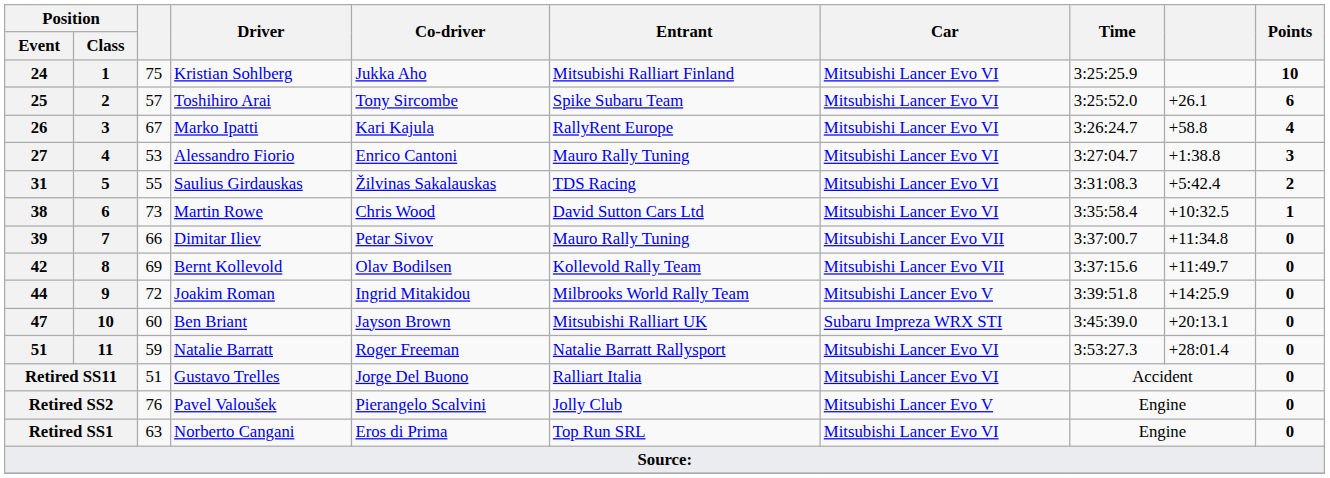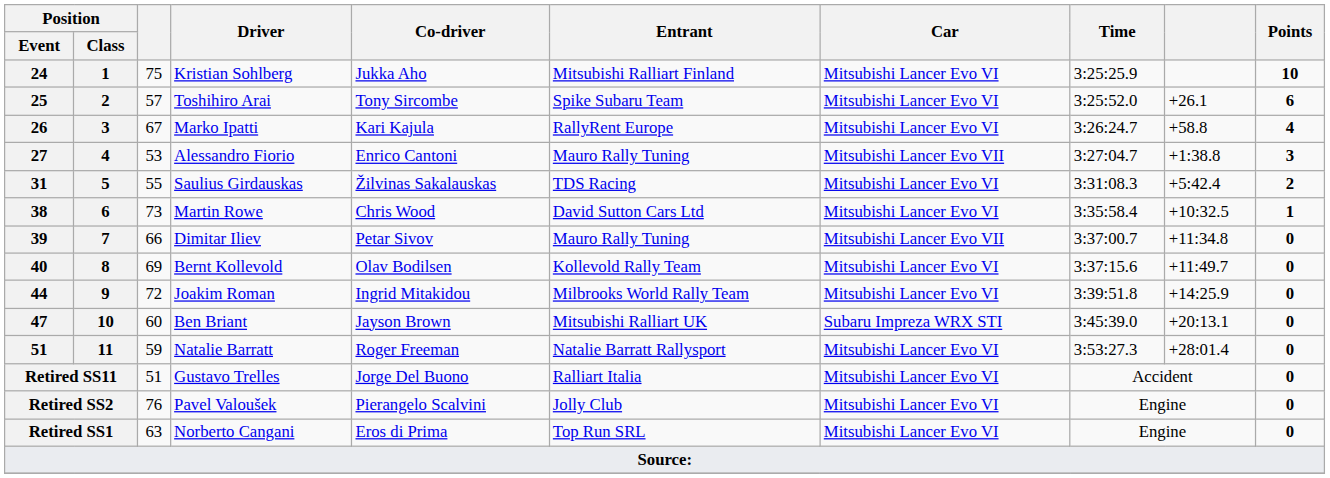(911, 155) Mitsubishi Lancer Evo VI -> (914, 155) Mitsubishi Lancer Evo VII
(39, 266) 42 -> (39, 266) 40
(914, 266) Mitsubishi Lancer Evo VII -> (911, 266) Mitsubishi Lancer Evo VI
(908, 293) Mitsubishi Lancer Evo V -> (911, 293) Mitsubishi Lancer Evo VI
(908, 404) Mitsubishi Lancer Evo V -> (911, 404) Mitsubishi Lancer Evo VI
